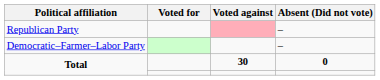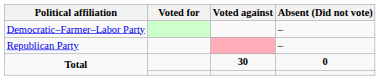rows swapped: (76, 45) <-> (43, 29)
